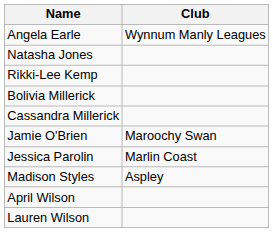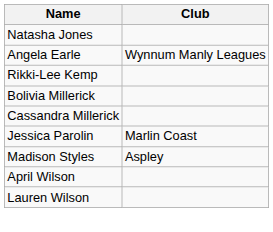rows swapped: (44, 34) <-> (50, 55)
- row: (47, 136)
